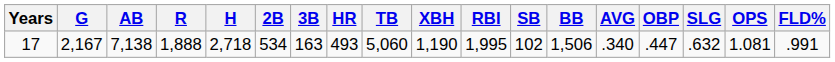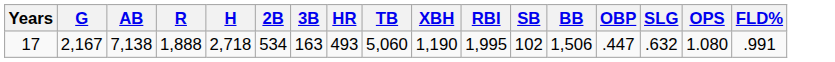- column: (618, 18)
(750, 44) 1.081 -> (707, 44) 1.080
